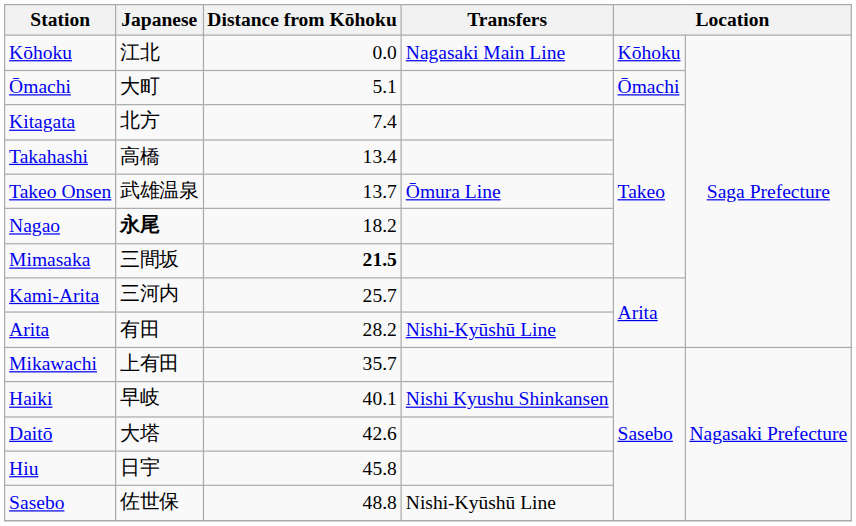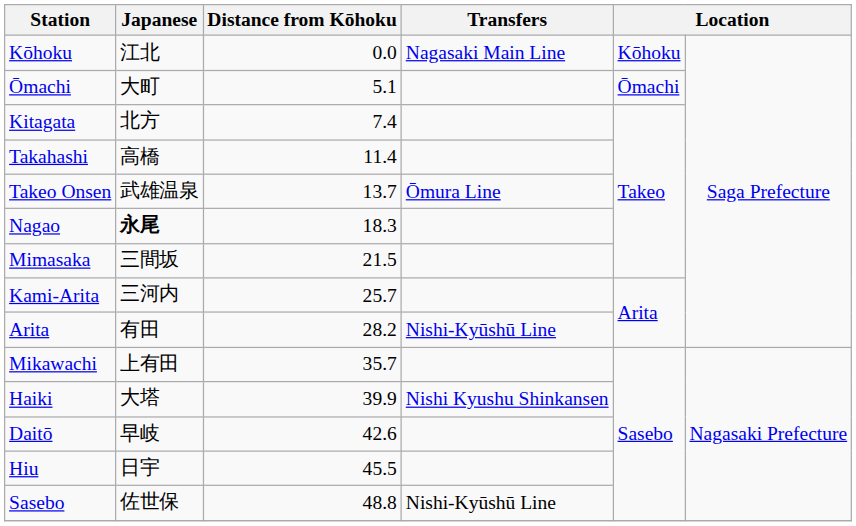(380, 156) 13.4 -> (380, 156) 11.4
(380, 225) 18.2 -> (380, 225) 18.3
(380, 260) bold -> (380, 260) normal
(140, 398) 早岐 -> (140, 398) 大塔
(380, 398) 40.1 -> (380, 398) 39.9
(140, 432) 大塔 -> (140, 432) 早岐
(380, 468) 45.8 -> (380, 468) 45.5
